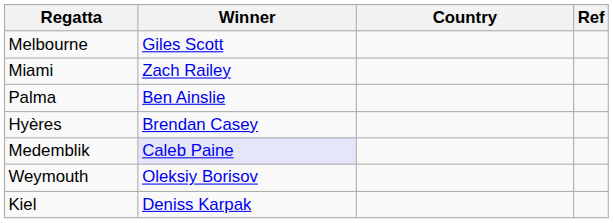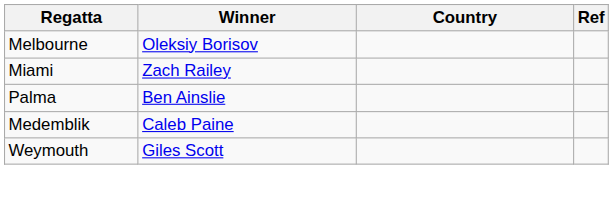(183, 44) Giles Scott -> (200, 44) Oleksiy Borisov
- row: (35, 124)
(188, 151) lavender background -> (188, 124) no background
(200, 177) Oleksiy Borisov -> (183, 151) Giles Scott
- row: (22, 204)
